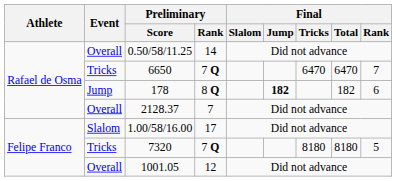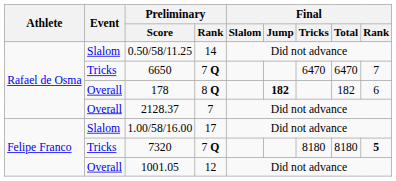(105, 51) Overall -> (104, 51) Slalom
(100, 90) Jump -> (105, 90) Overall
(376, 148) normal -> (376, 148) bold
